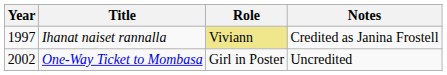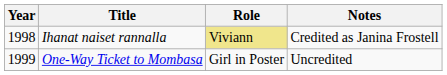(22, 37) 1997 -> (22, 37) 1998
(22, 59) 2002 -> (22, 59) 1999
